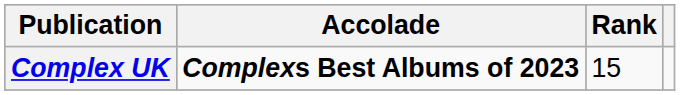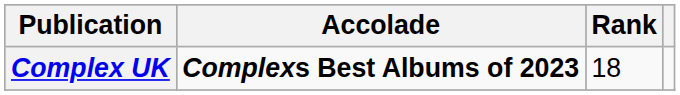(606, 68) 15 -> (606, 68) 18
